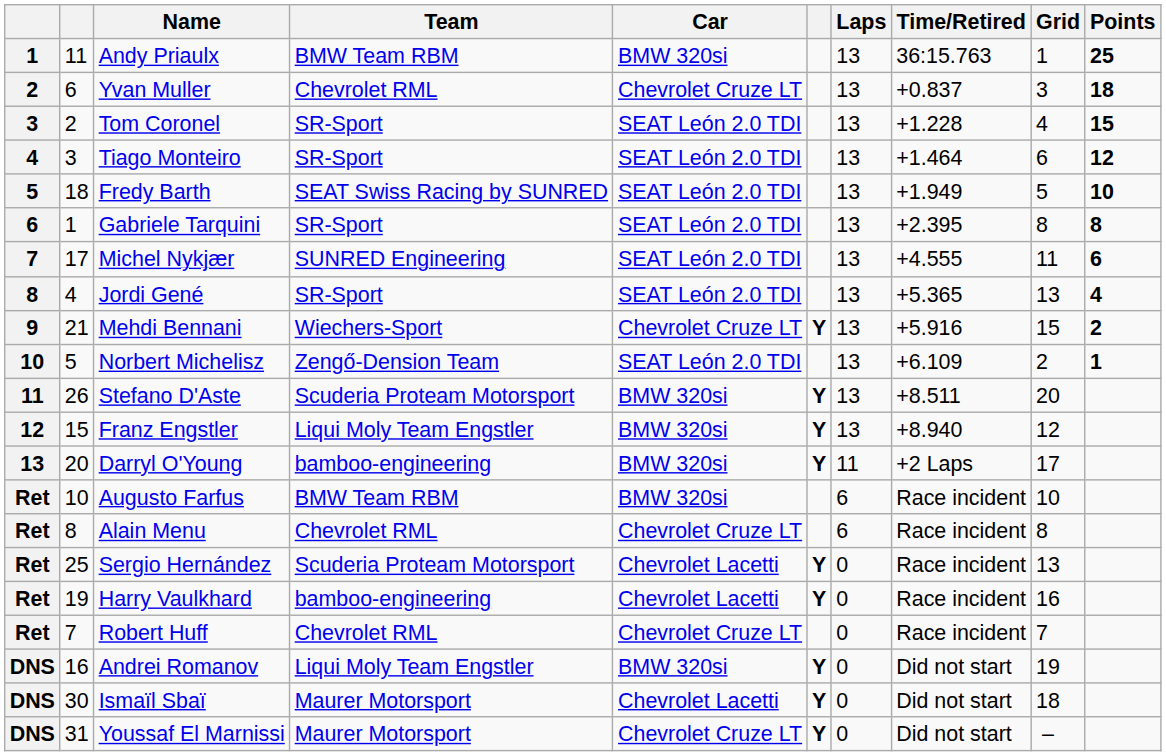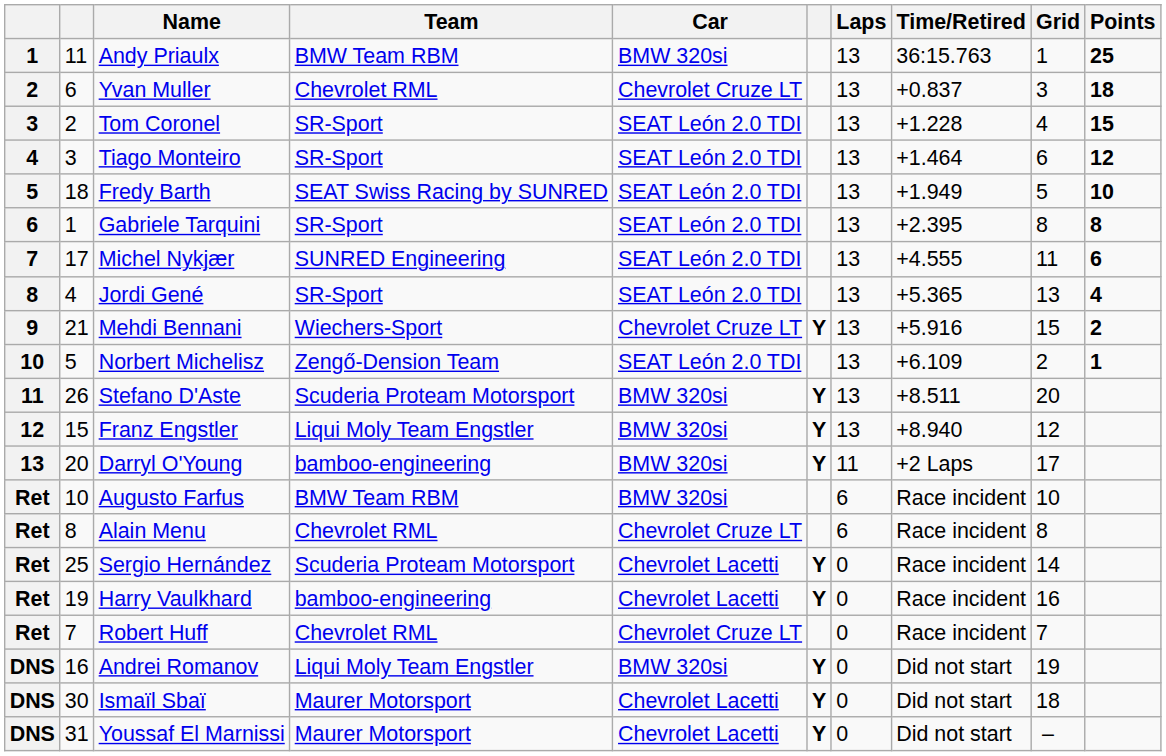(1048, 565) 13 -> (1048, 565) 14
(710, 734) Chevrolet Cruze LT -> (698, 734) Chevrolet Lacetti
